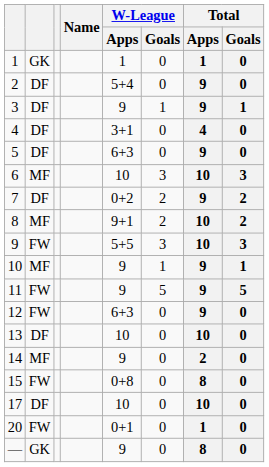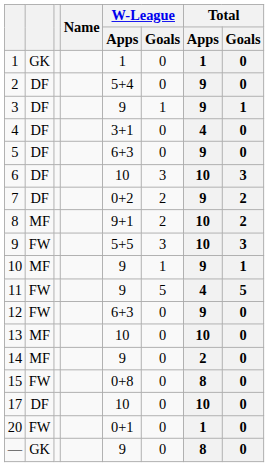(40, 175) MF -> (40, 175) DF
(203, 289) 9 -> (203, 289) 4
(40, 335) DF -> (40, 335) MF
